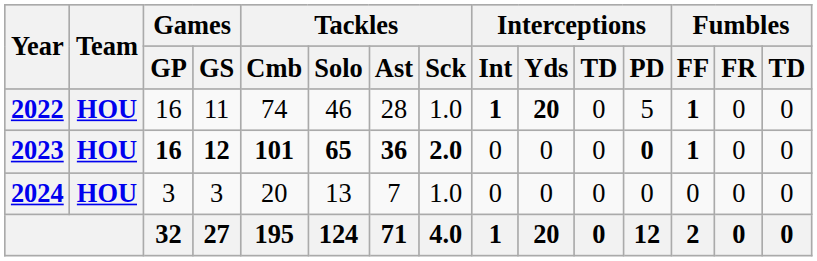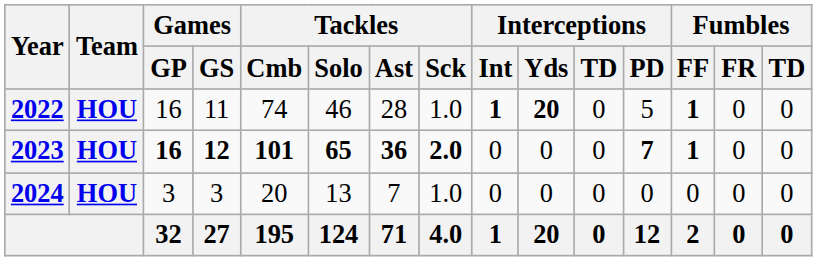(647, 151) 0 -> (647, 151) 7
